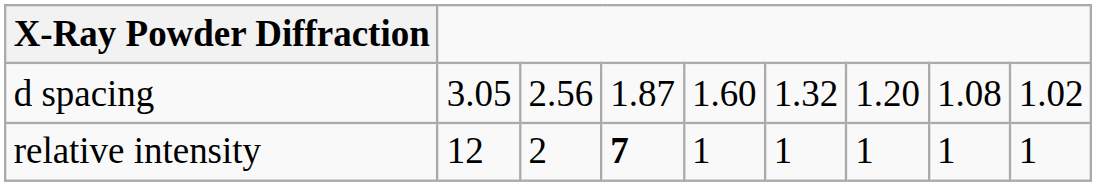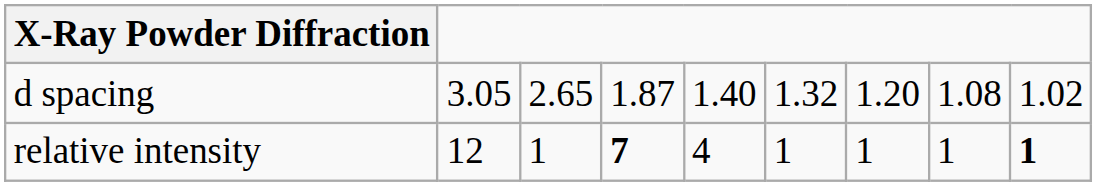(561, 92) 2.56 -> (561, 92) 2.65
(724, 92) 1.60 -> (724, 92) 1.40
(538, 151) 2 -> (538, 151) 1
(701, 151) 1 -> (701, 151) 4
(1028, 151) normal -> (1028, 151) bold
